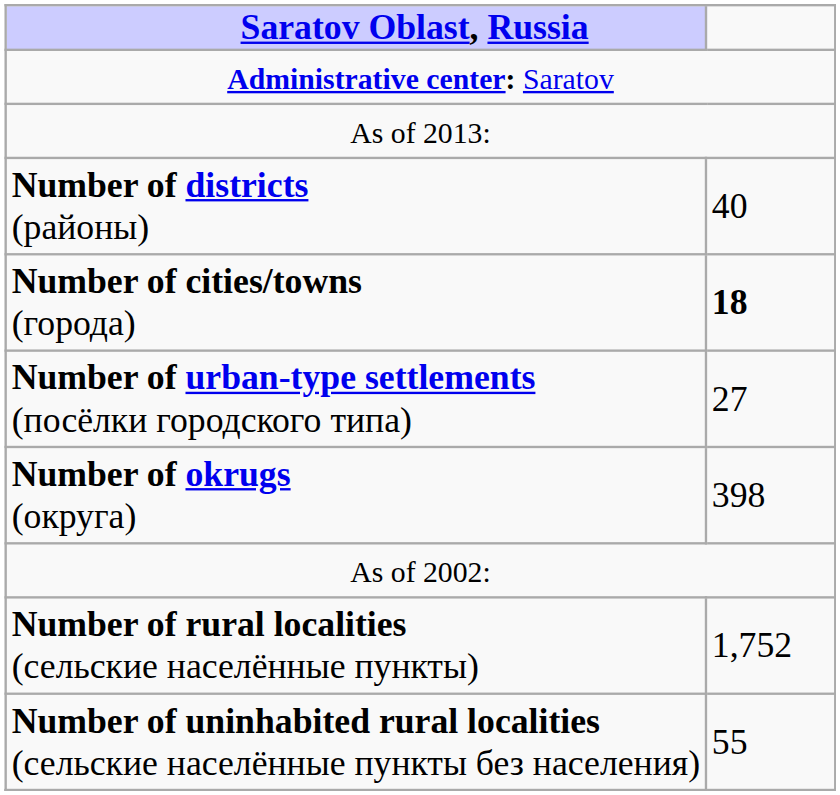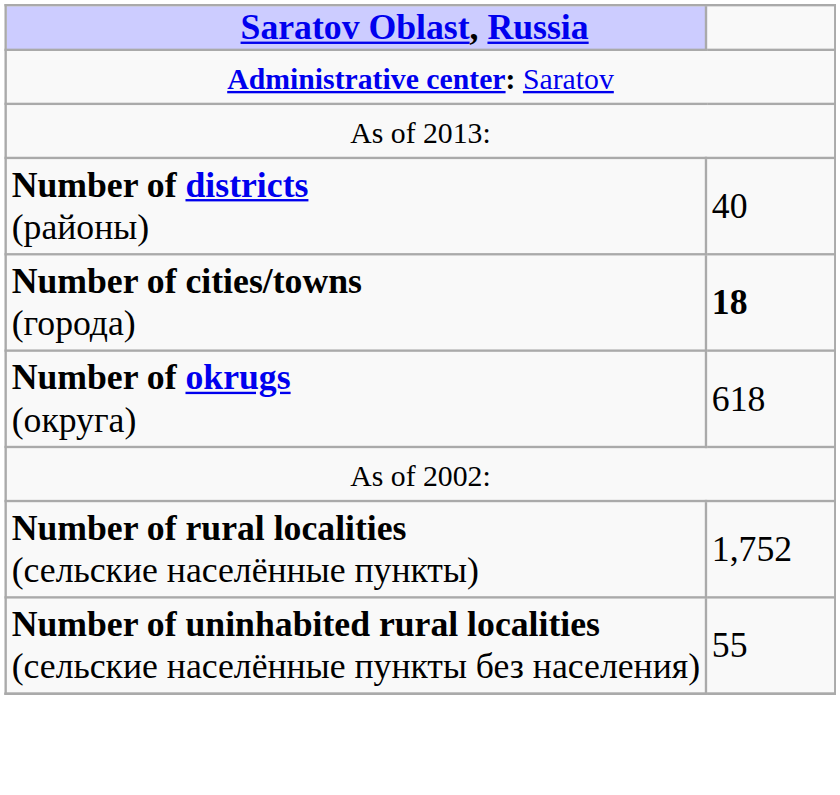- row: (274, 398)
(739, 494) 398 -> (739, 398) 618
